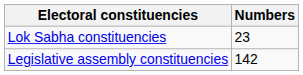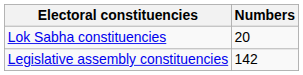(242, 37) 23 -> (242, 37) 20
